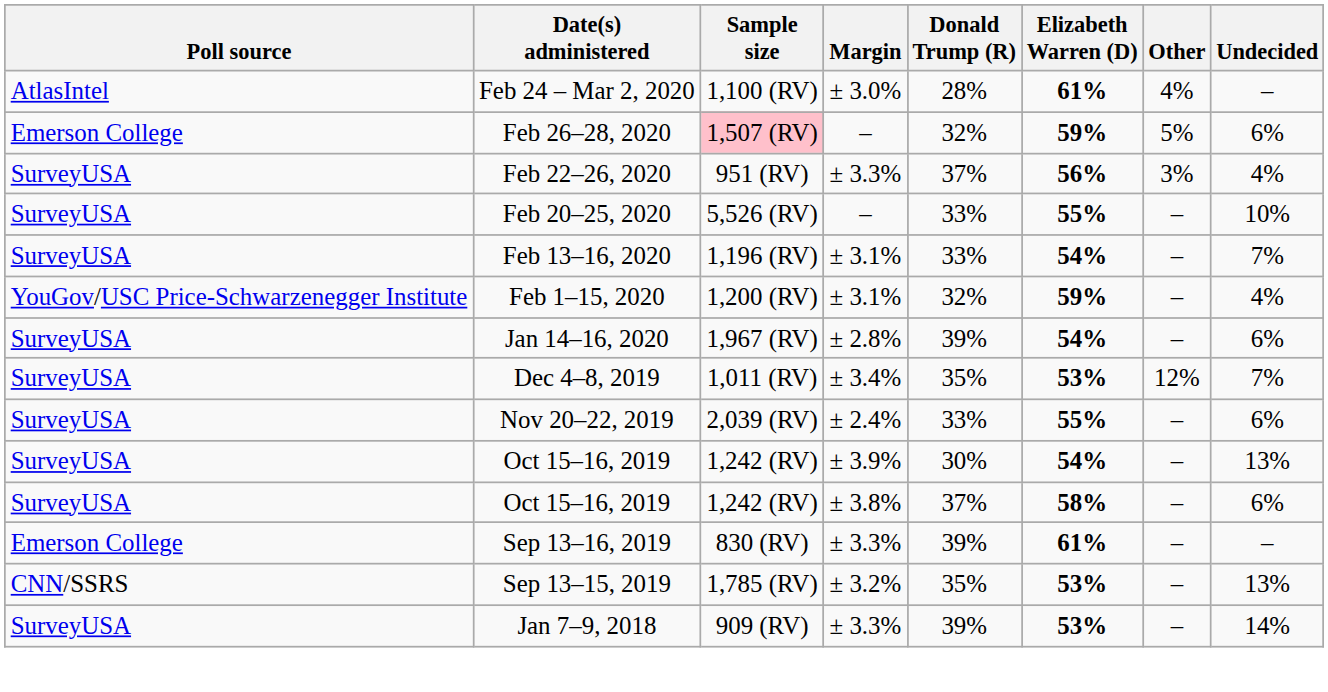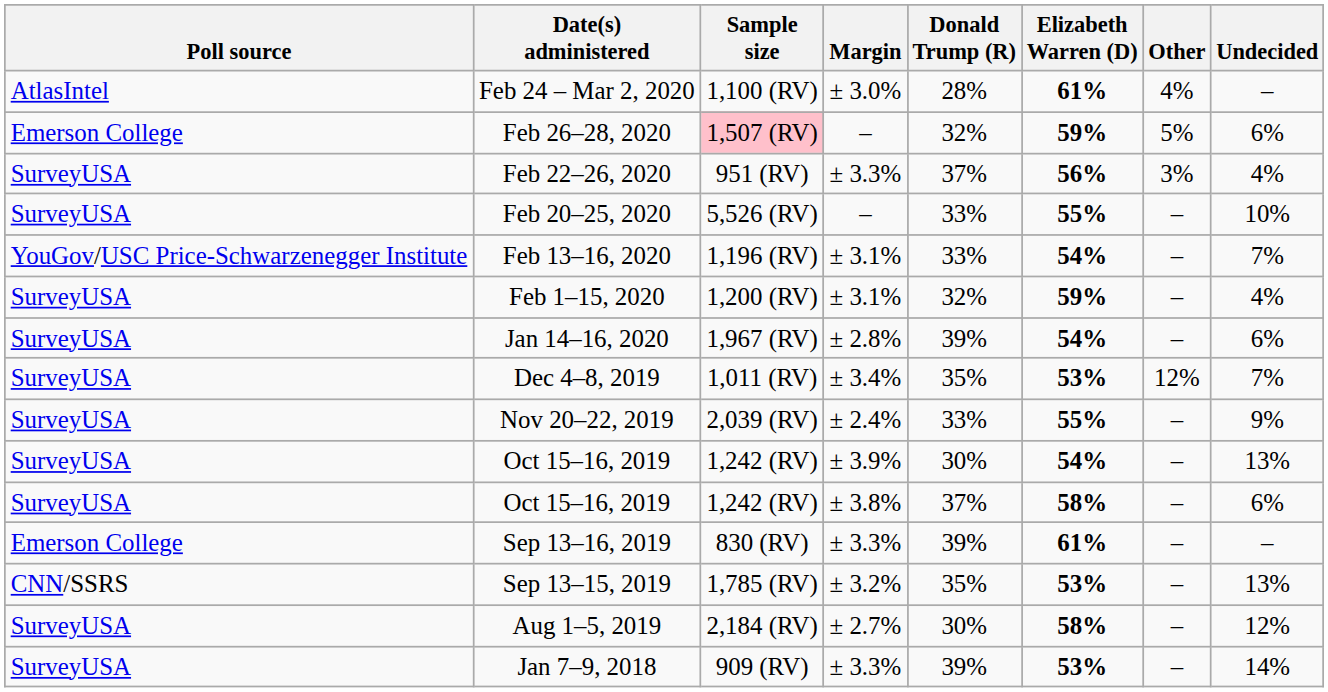(71, 255) SurveyUSA -> (239, 255) YouGov/USC Price-Schwarzenegger Institute
(239, 296) YouGov/USC Price-Schwarzenegger Institute -> (71, 296) SurveyUSA
(1267, 420) 6% -> (1267, 420) 9%
+ row: (587, 625)
